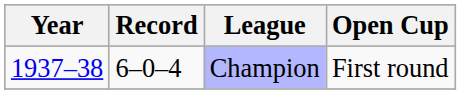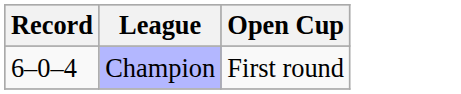- column: (57, 25)
